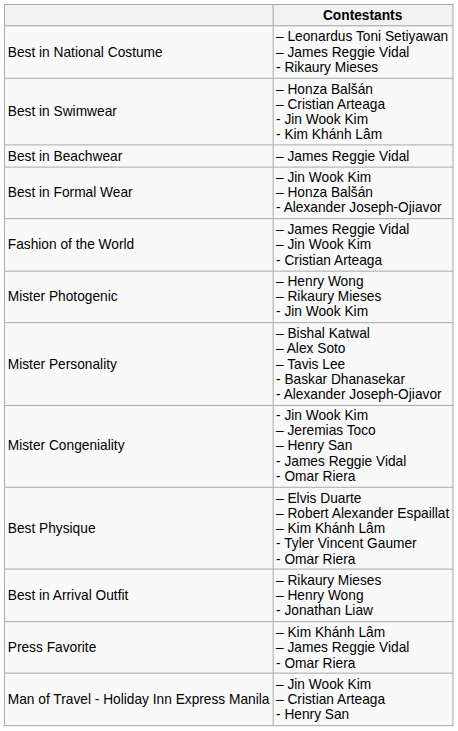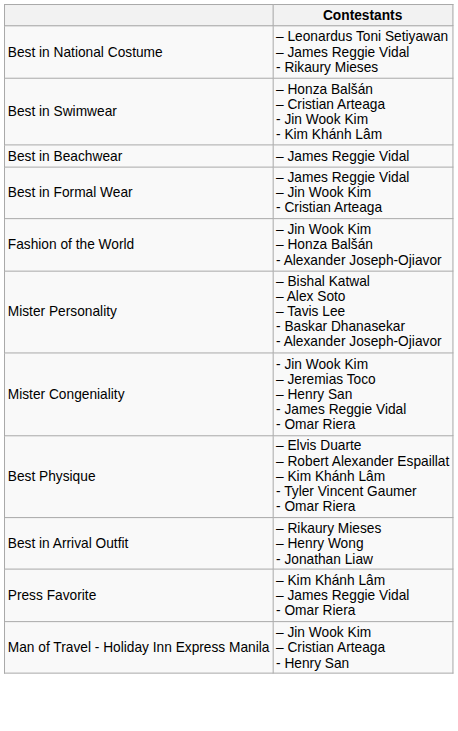(359, 192) – Jin Wook Kim – Honza Balšán - Alexander Joseph-Ojiavor -> (343, 192) – James Reggie Vidal – Jin Wook Kim - Cristian Arteaga
(343, 244) – James Reggie Vidal – Jin Wook Kim - Cristian Arteaga -> (359, 244) – Jin Wook Kim – Honza Balšán - Alexander Joseph-Ojiavor
- row: (63, 296)
